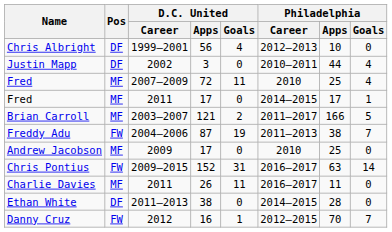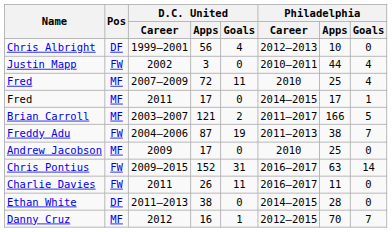(117, 64) DF -> (117, 64) FW
(117, 185) MF -> (117, 185) FW
(117, 219) FW -> (117, 219) MF
